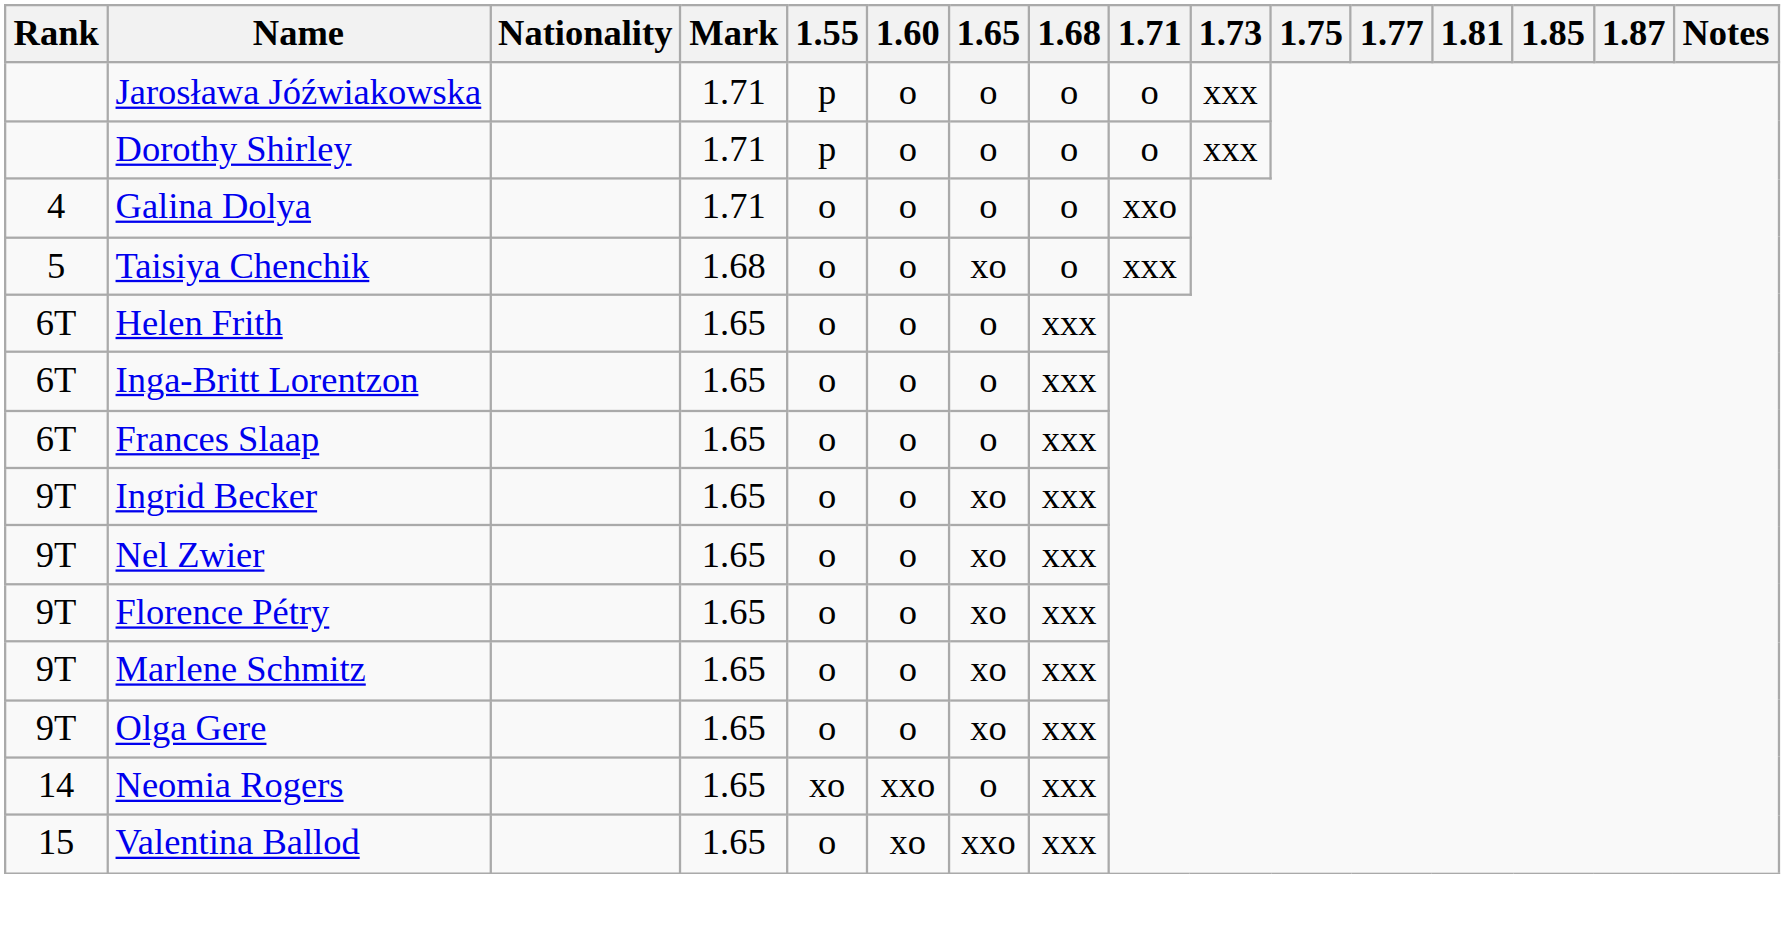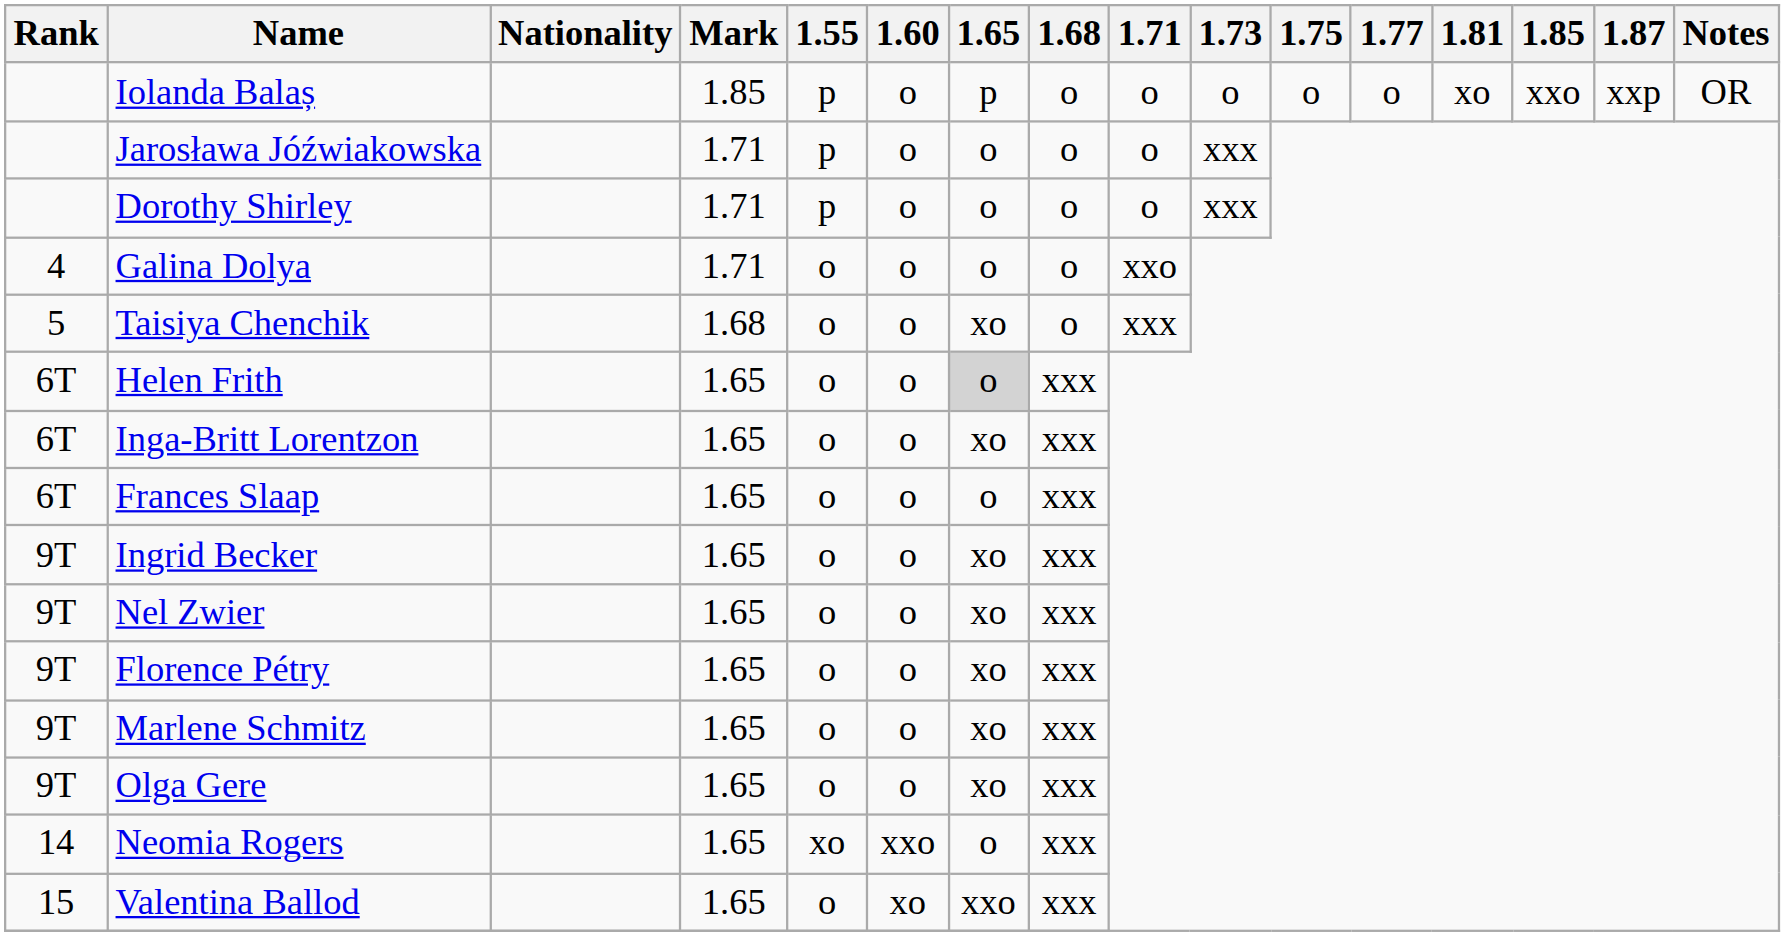+ row: (215, 91)
(988, 322) no background -> (988, 380) lightgrey background
(988, 380) o -> (988, 438) xo
